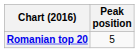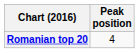(112, 39) 5 -> (112, 39) 4
